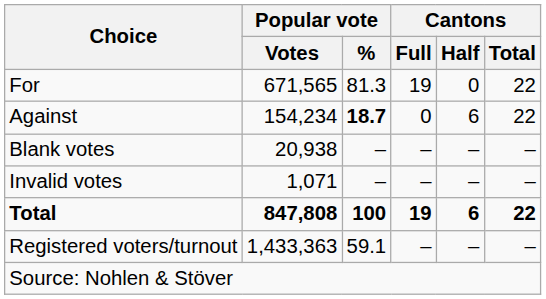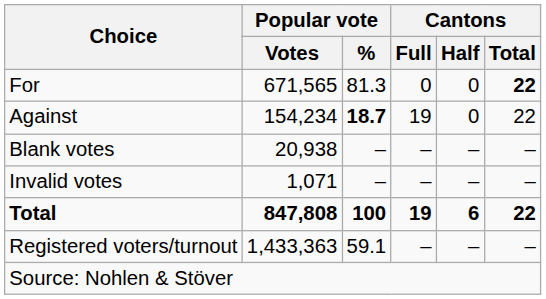(420, 85) 19 -> (426, 85) 0
(525, 85) normal -> (525, 85) bold
(426, 117) 0 -> (420, 117) 19
(474, 117) 6 -> (474, 117) 0
